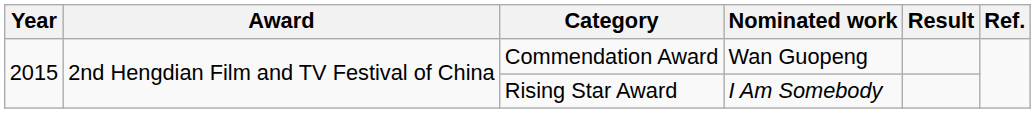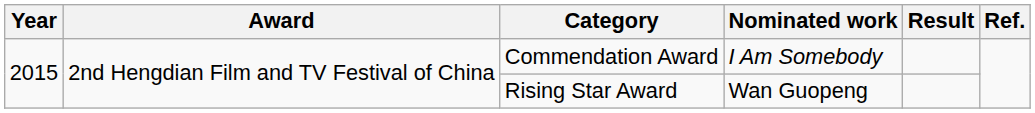(798, 56) Wan Guopeng -> (805, 56) I Am Somebody
(805, 90) I Am Somebody -> (798, 90) Wan Guopeng
